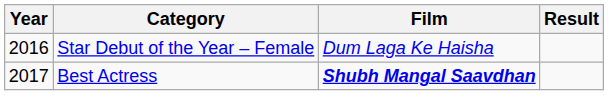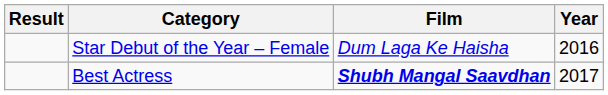columns swapped: (29, 19) <-> (572, 19)
